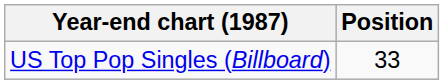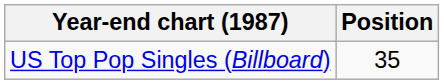(387, 60) 33 -> (387, 60) 35
